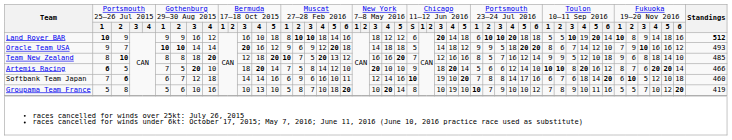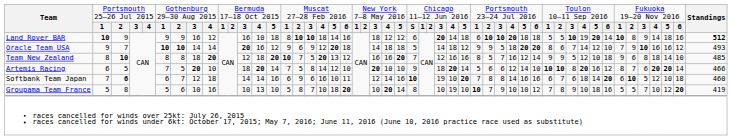(107, 68) bold -> (107, 68) normal
(524, 79) 17 -> (524, 79) 16
(596, 89) 11 -> (596, 89) 18
